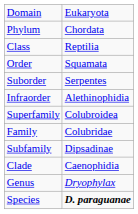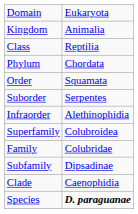+ row: (27, 30)
rows swapped: (23, 30) <-> (18, 47)
- row: (21, 183)
